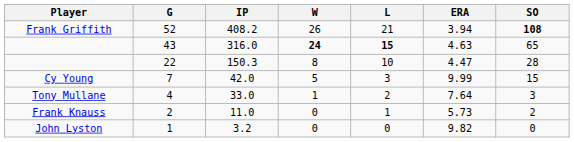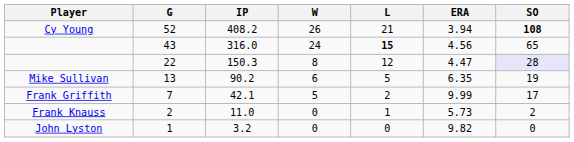(69, 29) Frank Griffith -> (69, 29) Cy Young
(315, 46) bold -> (315, 46) normal
(460, 46) 4.63 -> (460, 46) 4.56
(387, 62) 10 -> (387, 62) 12
(532, 62) no background -> (532, 62) lavender background
+ row: (170, 79)
(69, 79) Cy Young -> (69, 95) Frank Griffith
(242, 79) 42.0 -> (242, 95) 42.1
(387, 79) 3 -> (387, 95) 2
(532, 79) 15 -> (532, 95) 17
- row: (170, 95)
